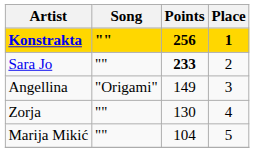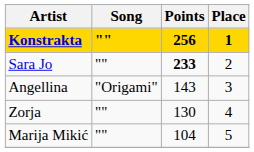(185, 87) 149 -> (185, 87) 143
